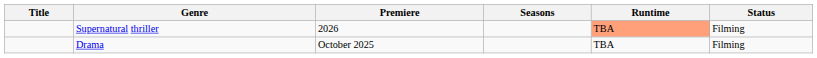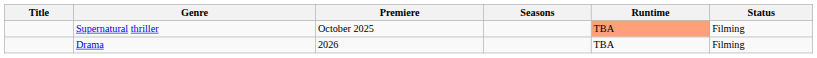(328, 28) 2026 -> (346, 28) October 2025
(346, 45) October 2025 -> (328, 45) 2026
